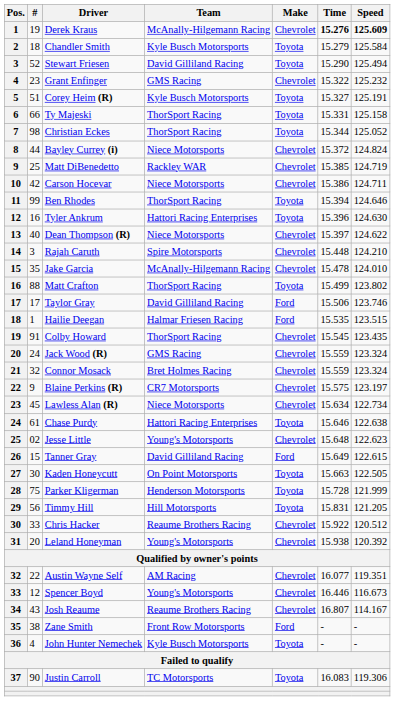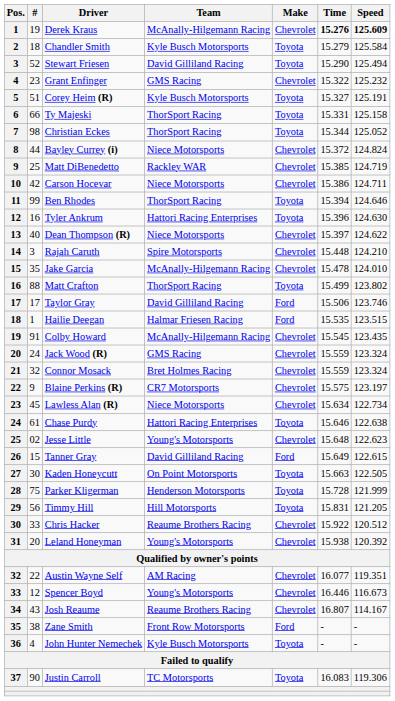(184, 337) ThorSport Racing -> (209, 337) McAnally-Hilgemann Racing
